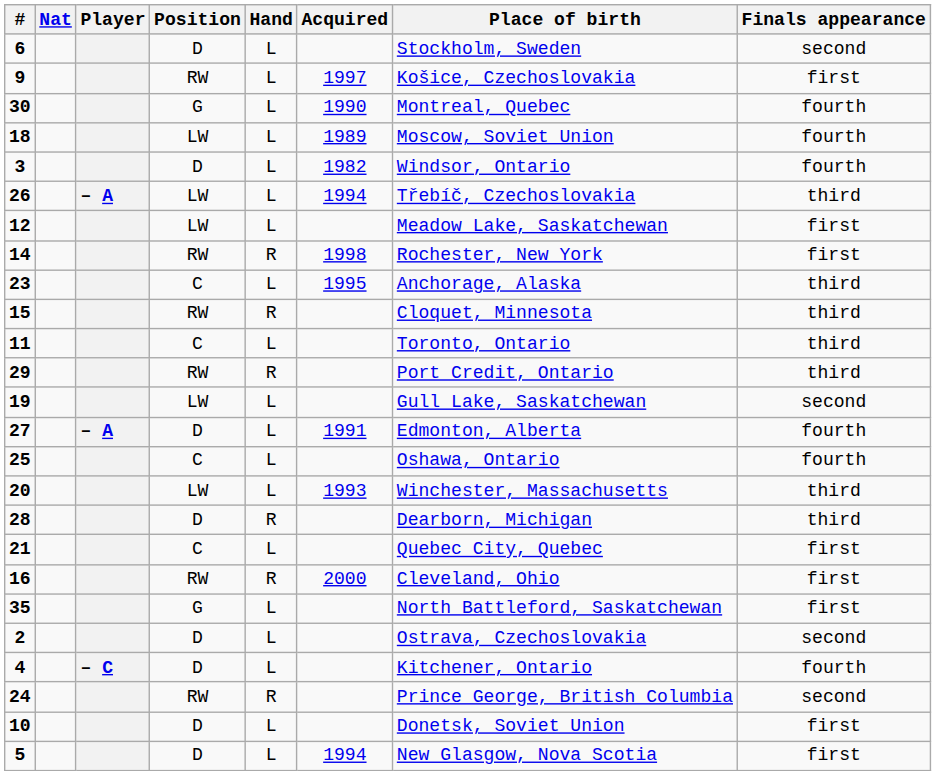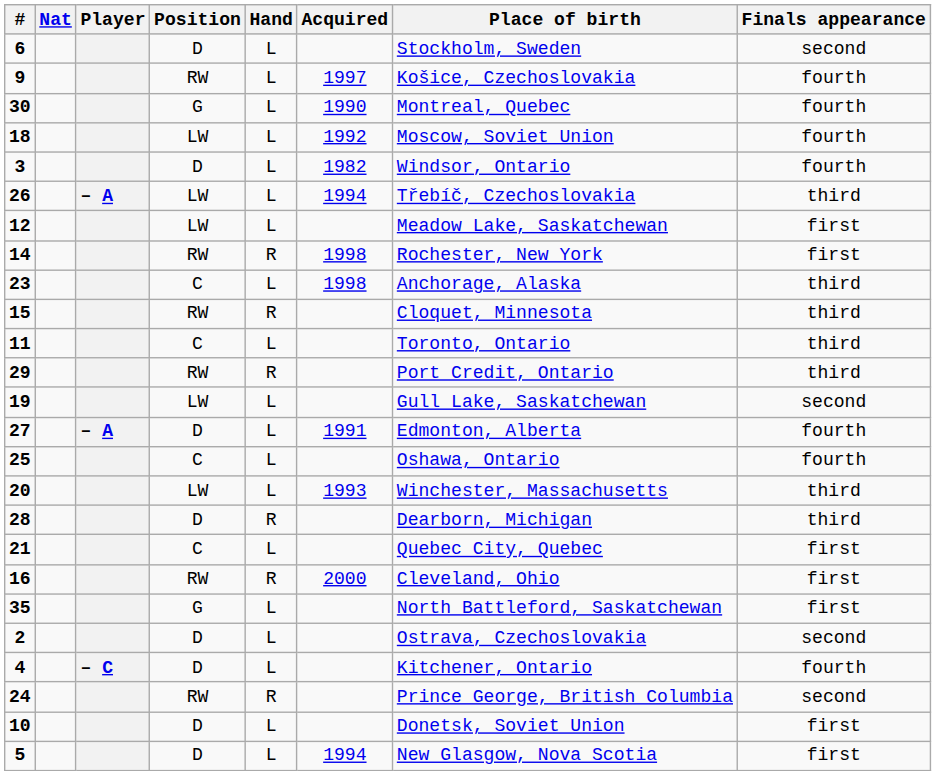(834, 78) first -> (834, 78) fourth
(345, 137) 1989 -> (345, 137) 1992
(345, 284) 1995 -> (345, 284) 1998
